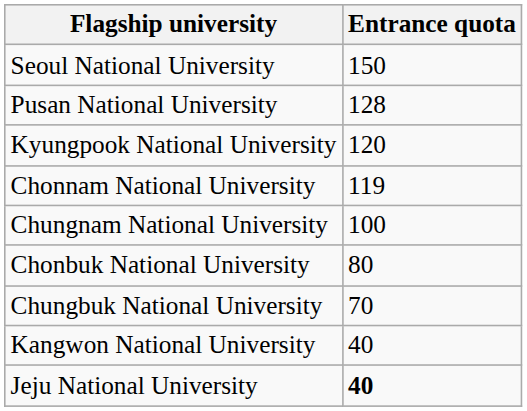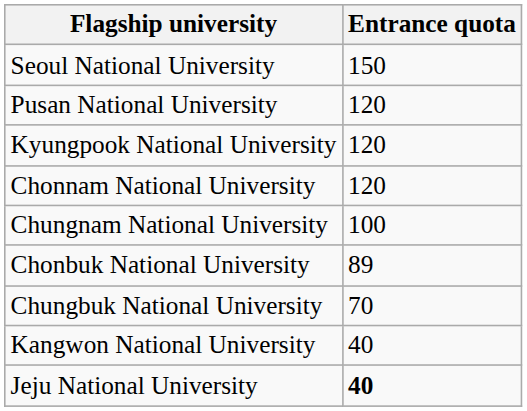(367, 104) 128 -> (367, 104) 120
(367, 184) 119 -> (367, 184) 120
(361, 265) 80 -> (361, 265) 89
